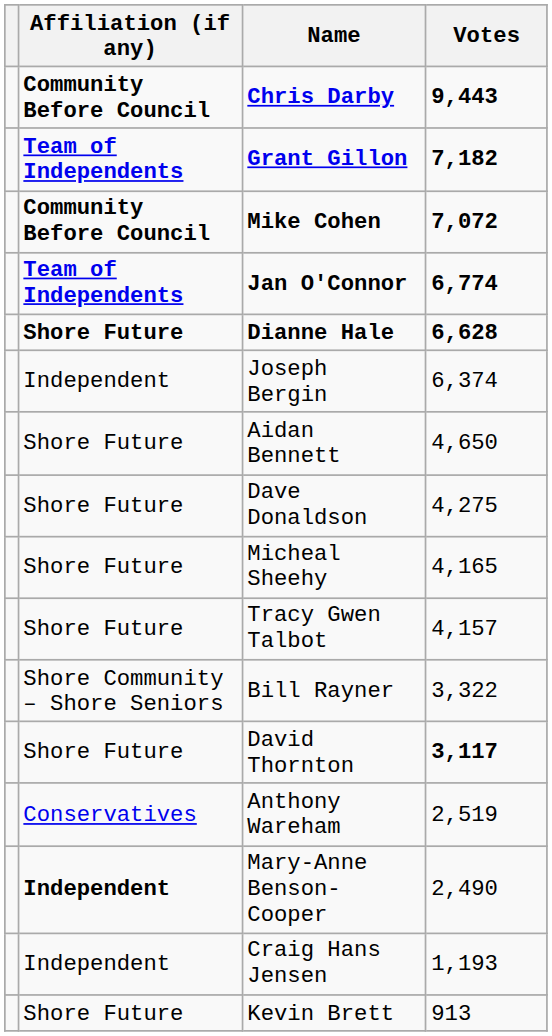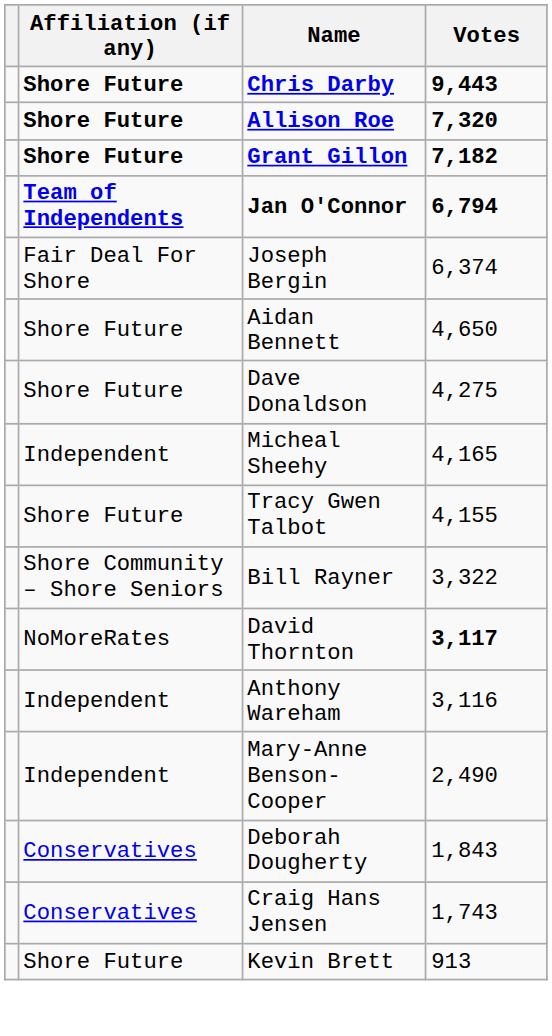(117, 98) Community Before Council -> (103, 85) Shore Future
+ row: (321, 121)
(103, 160) Team of Independents -> (103, 157) Shore Future
- row: (314, 221)
(465, 283) 6,774 -> (465, 206) 6,794
- row: (321, 332)
(97, 381) Independent -> (110, 268) Fair Deal For Shore
(103, 567) Shore Future -> (97, 454) Independent
(465, 629) 4,157 -> (465, 516) 4,155
(103, 753) Shore Future -> (97, 640) NoMoreRates
(110, 815) Conservatives -> (97, 701) Independent
(465, 815) 2,519 -> (465, 701) 3,116
(97, 889) bold -> (97, 776) normal
+ row: (307, 851)
(97, 964) Independent -> (110, 913) Conservatives
(465, 964) 1,193 -> (465, 913) 1,743
